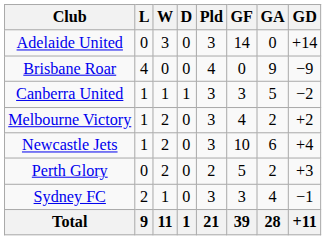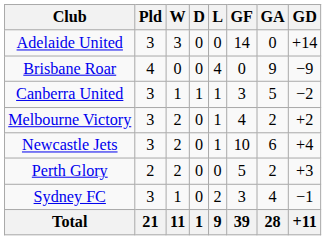columns swapped: (211, 17) <-> (144, 17)
